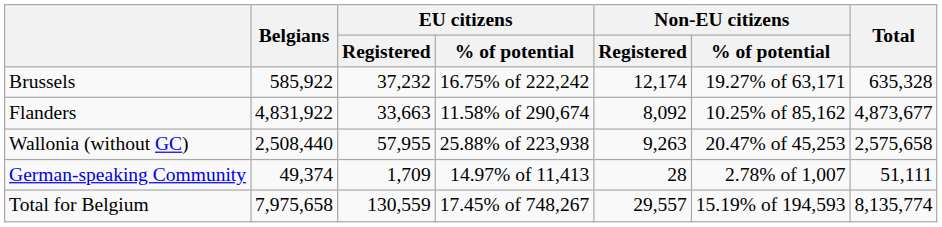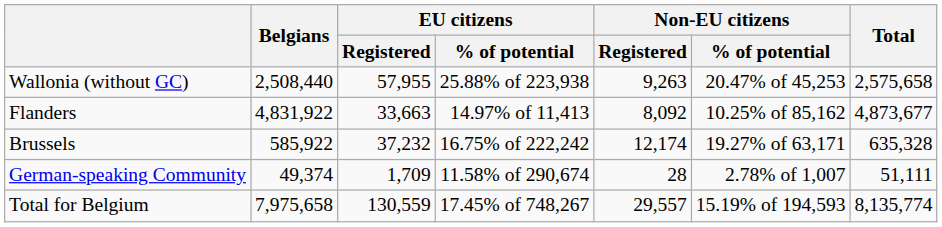rows swapped: (42, 81) <-> (99, 143)
(515, 112) 11.58% of 290,674 -> (520, 112) 14.97% of 11,413
(520, 174) 14.97% of 11,413 -> (515, 174) 11.58% of 290,674
